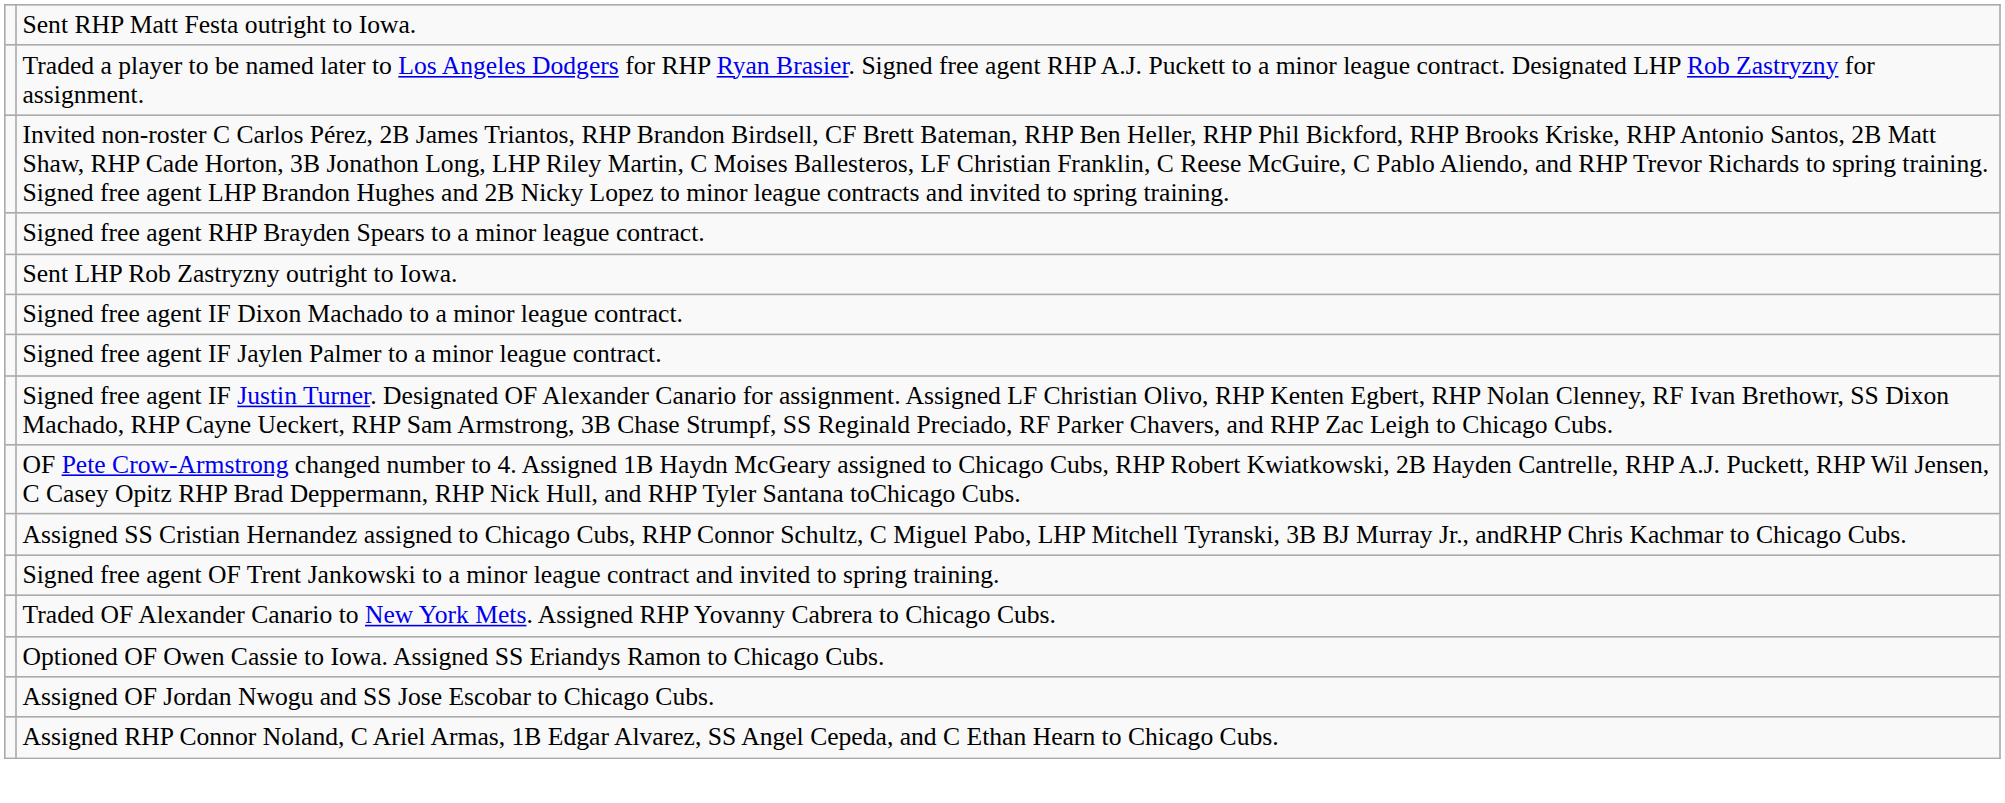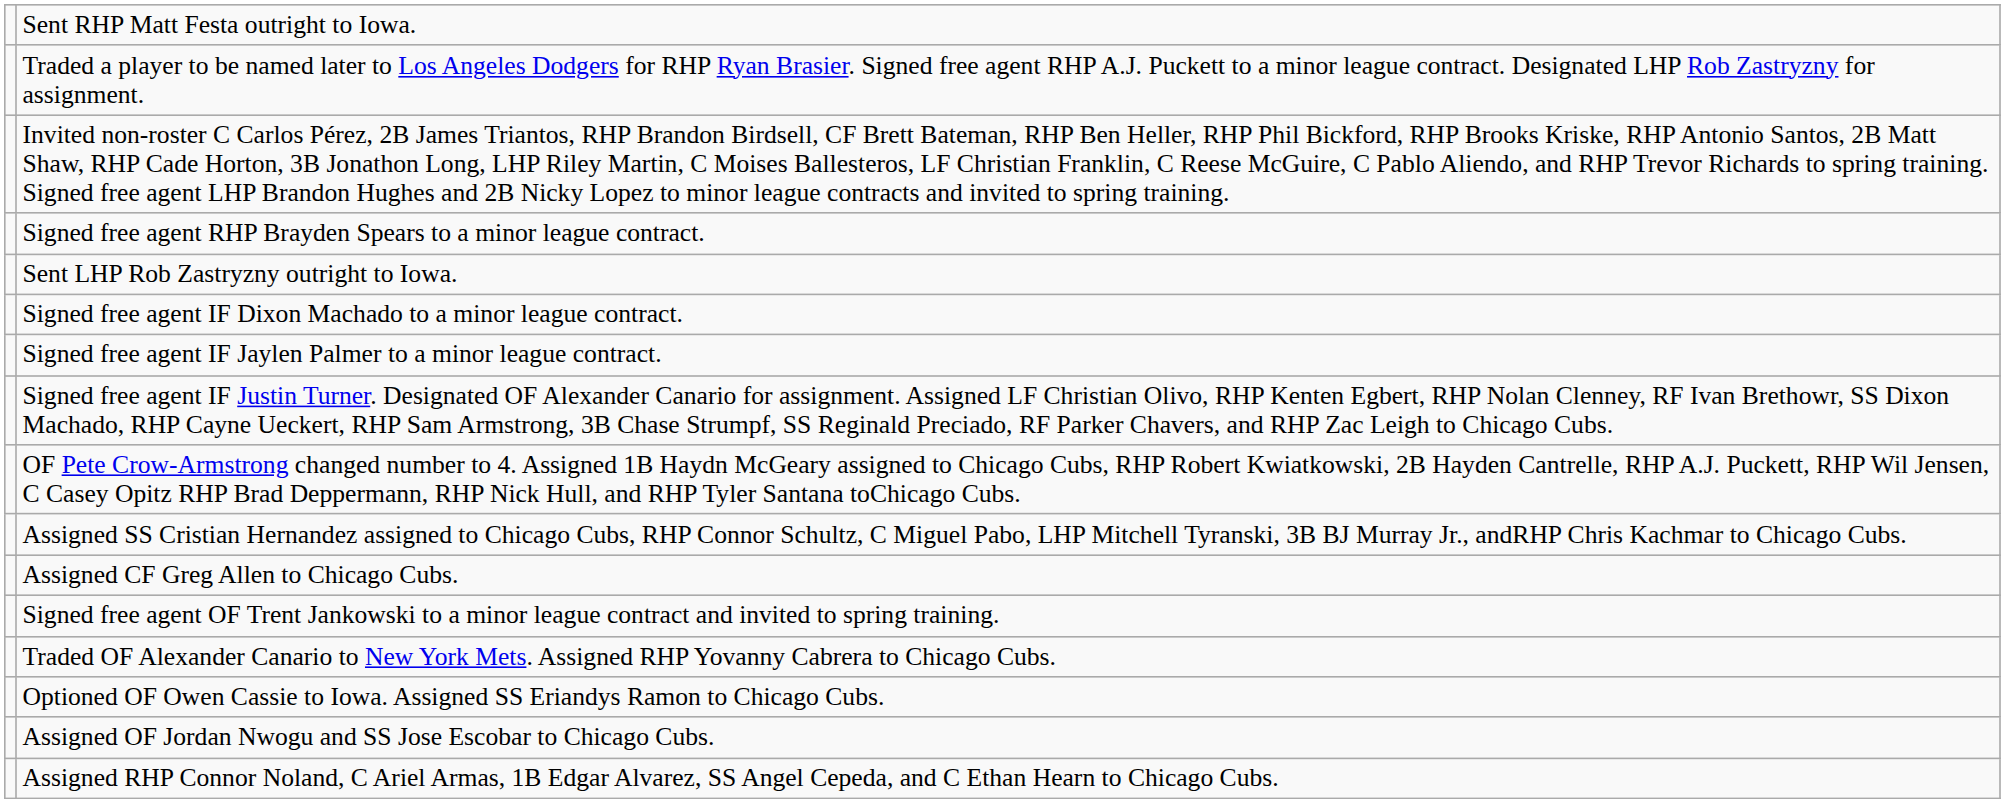+ row: (240, 574)
